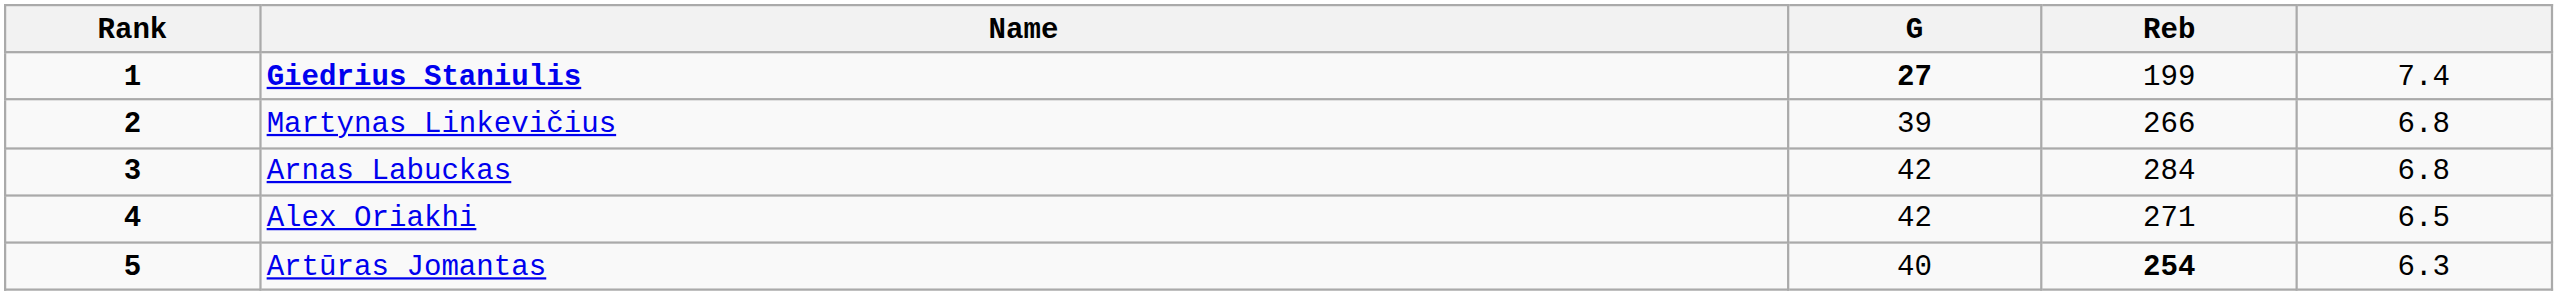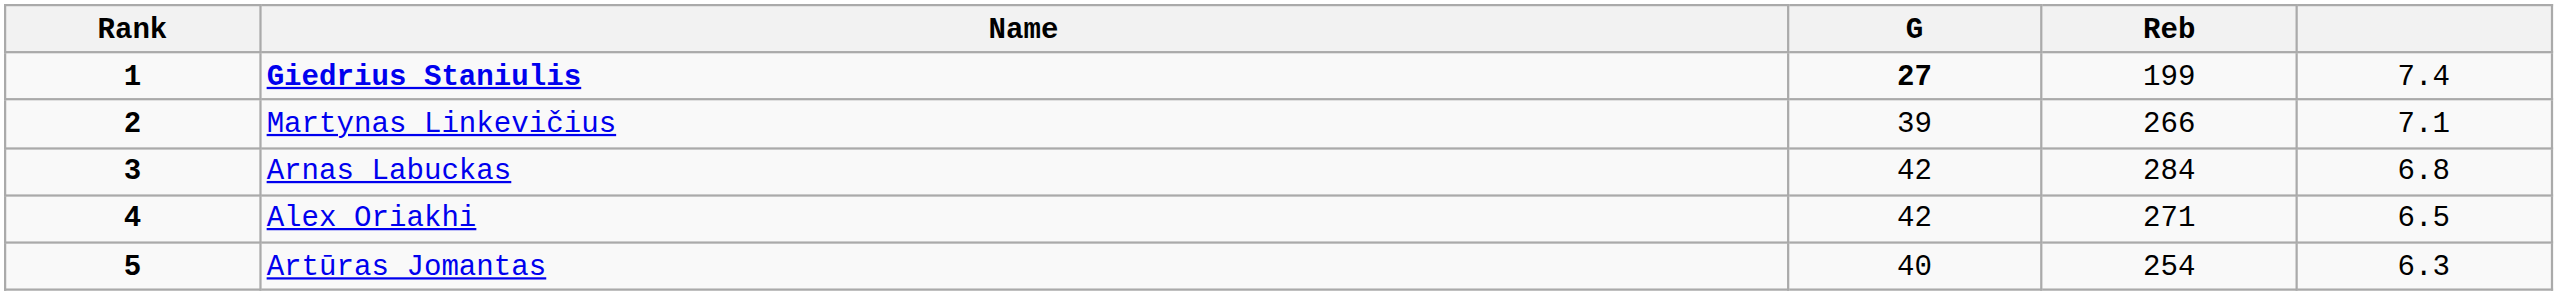(2424, 124) 6.8 -> (2424, 124) 7.1
(2169, 266) bold -> (2169, 266) normal
